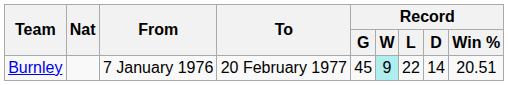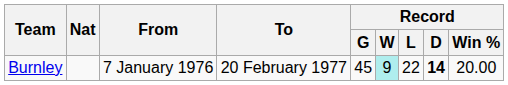(436, 67) normal -> (436, 67) bold
(476, 67) 20.51 -> (476, 67) 20.00
